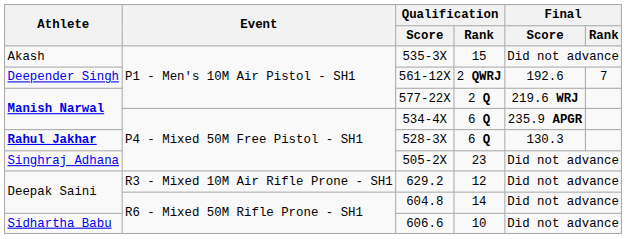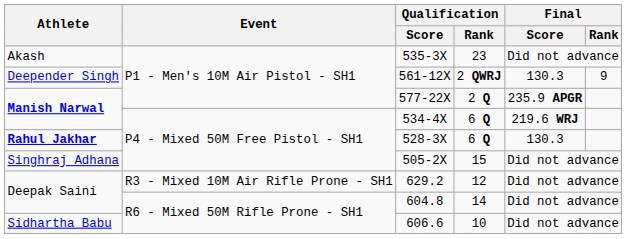(479, 56) 15 -> (479, 56) 23
(545, 77) 192.6 -> (545, 77) 130.3
(604, 77) 7 -> (604, 77) 9
(545, 98) 219.6 WRJ -> (545, 98) 235.9 APGR
(545, 119) 235.9 APGR -> (545, 119) 219.6 WRJ
(479, 160) 23 -> (479, 160) 15
